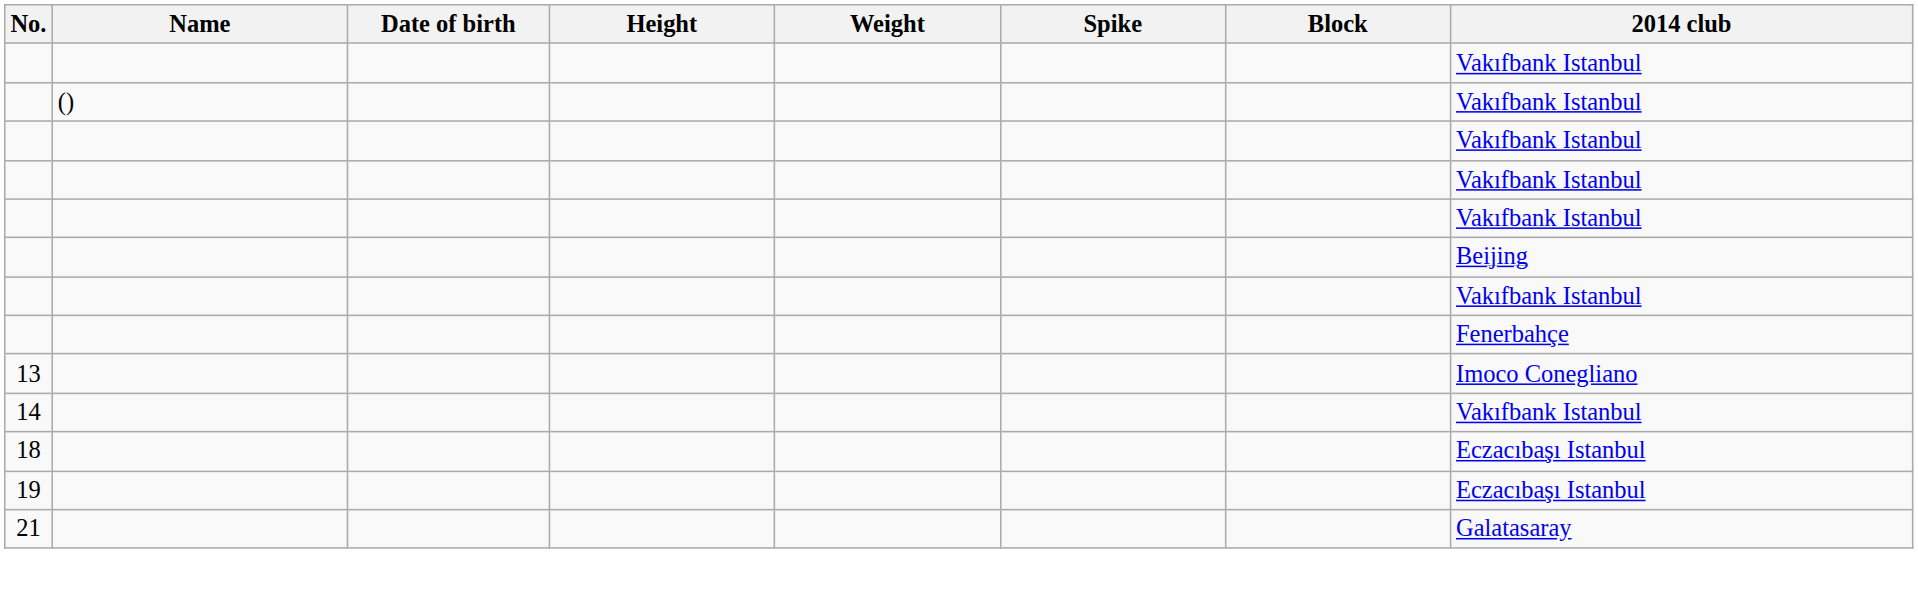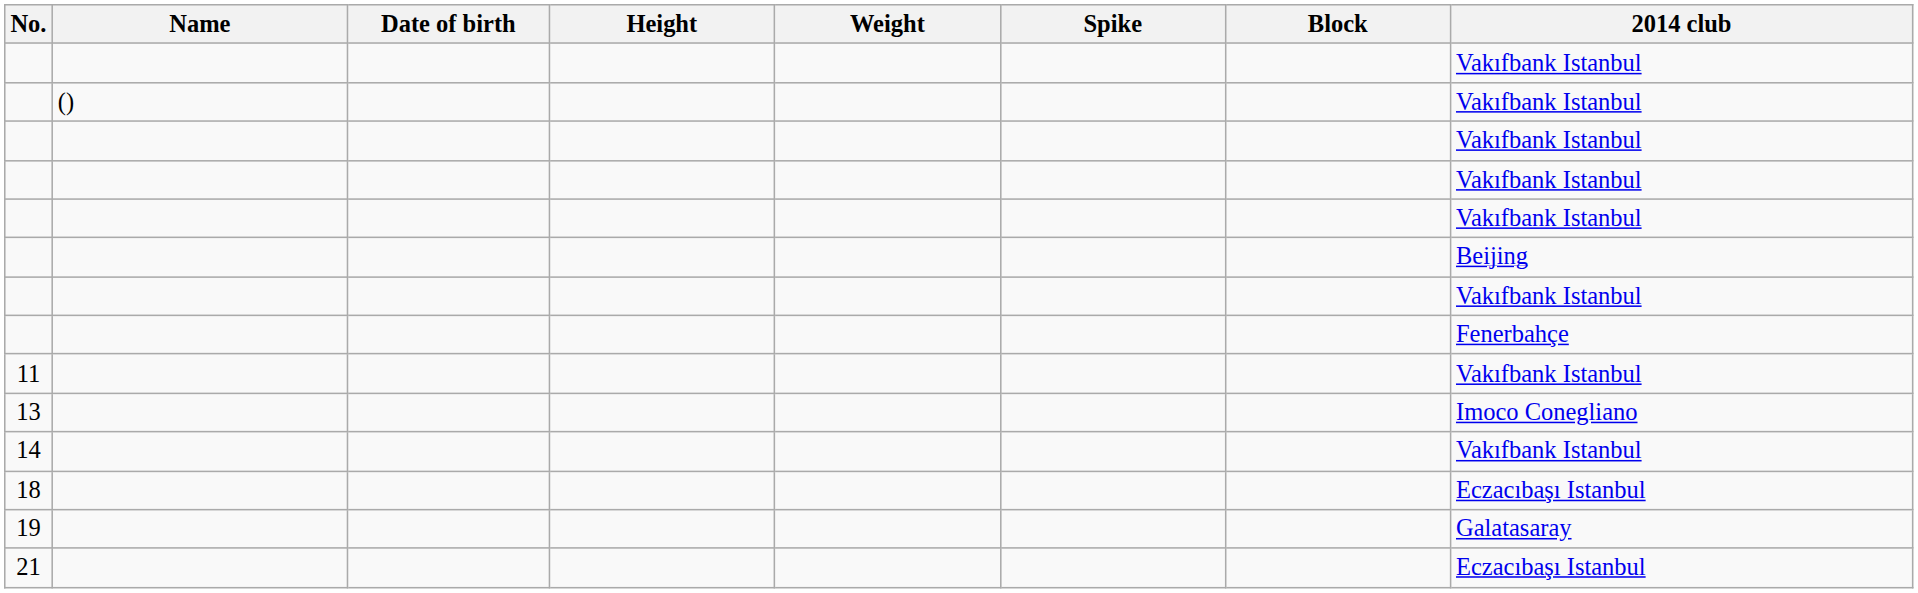+ row: (28, 373)
(1551, 489) Eczacıbaşı Istanbul -> (1514, 528) Galatasaray
(1514, 528) Galatasaray -> (1551, 567) Eczacıbaşı Istanbul
